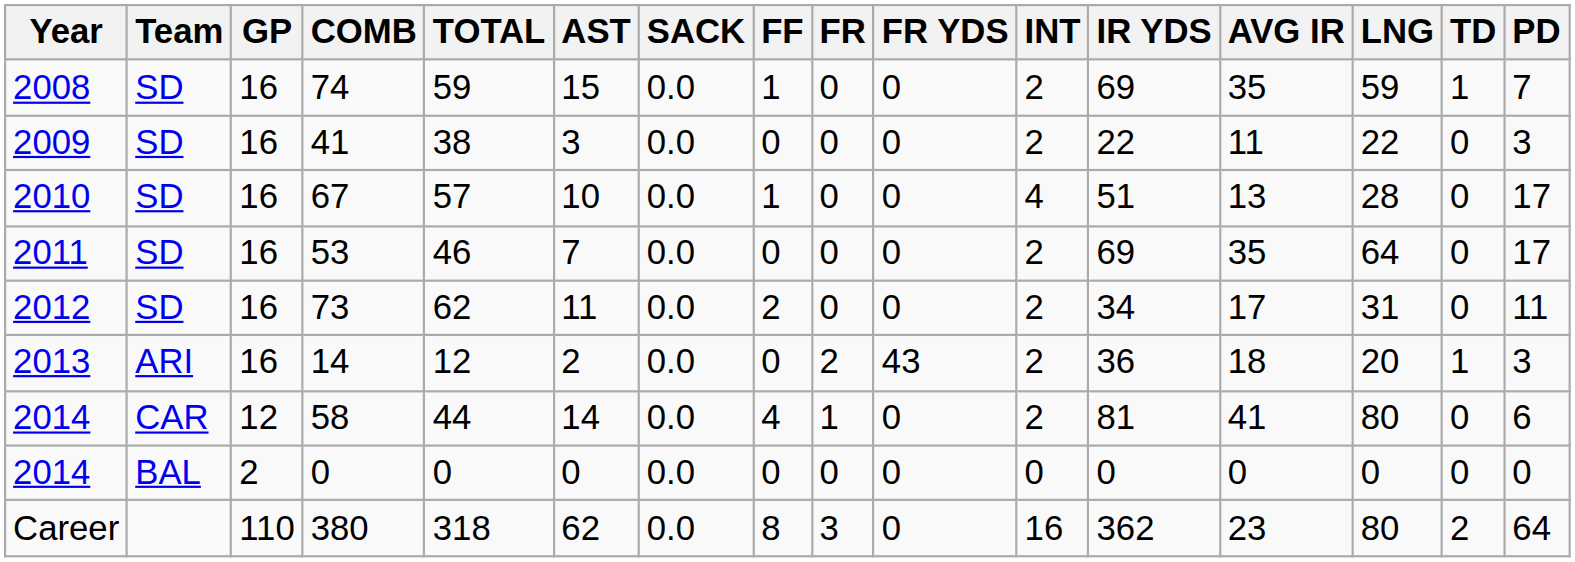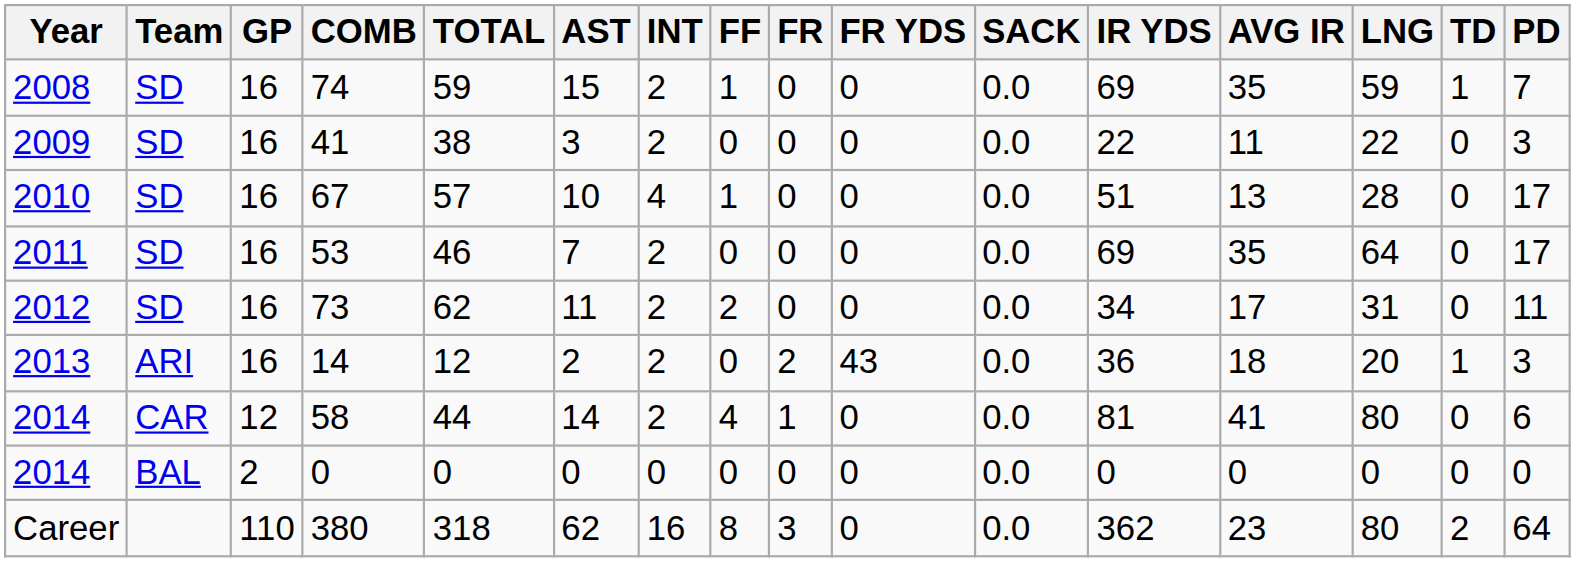columns swapped: (696, 32) <-> (1053, 32)
